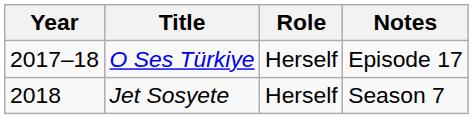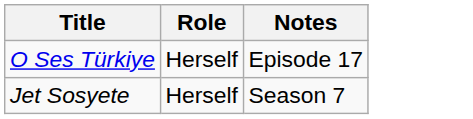- column: (55, 22)
